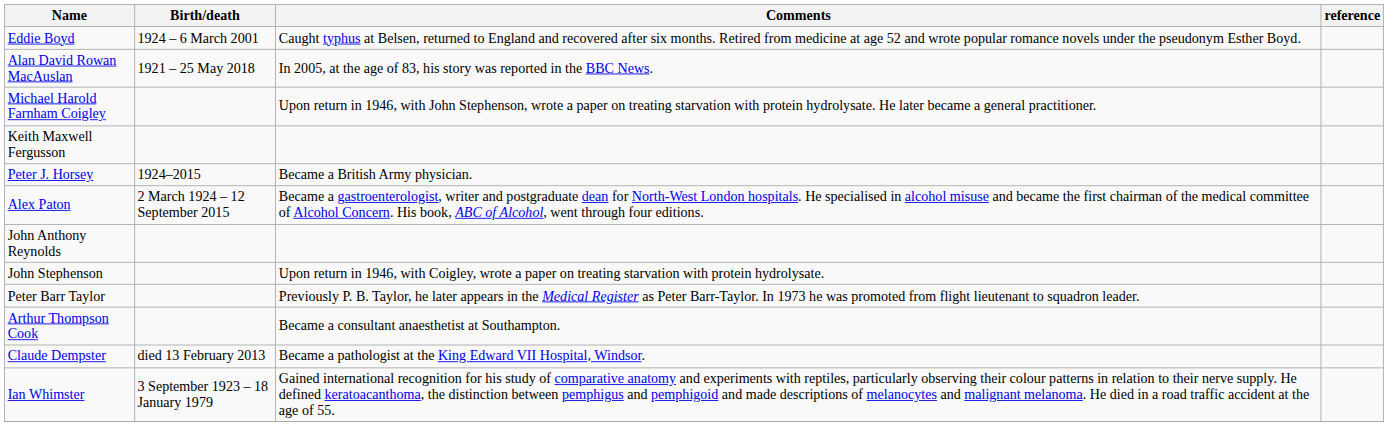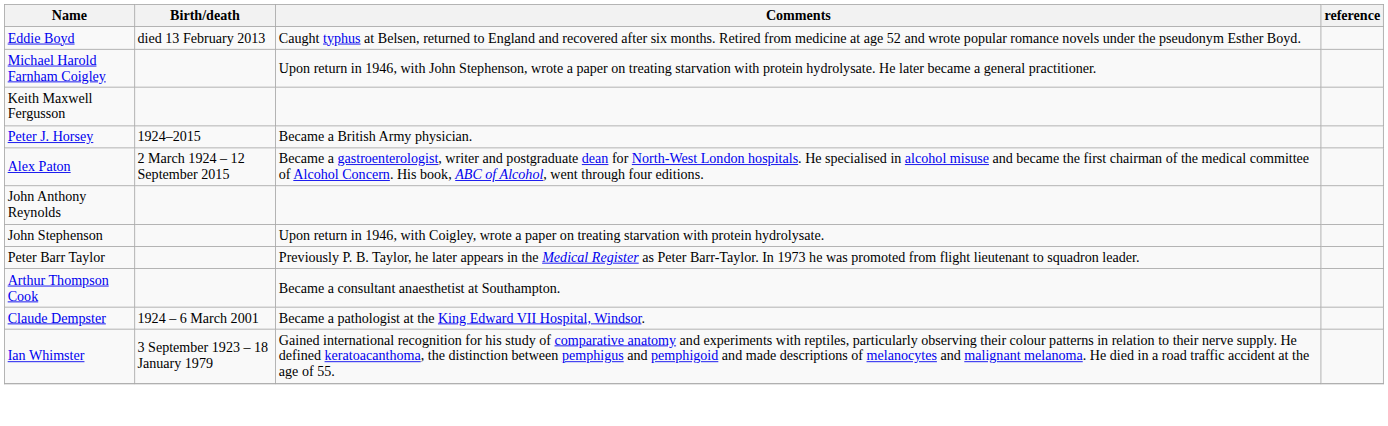(198, 37) 1924 – 6 March 2001 -> (201, 37) died 13 February 2013
- row: (62, 68)
(201, 356) died 13 February 2013 -> (198, 318) 1924 – 6 March 2001
